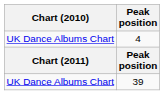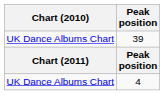rows swapped: (138, 39) <-> (138, 81)
